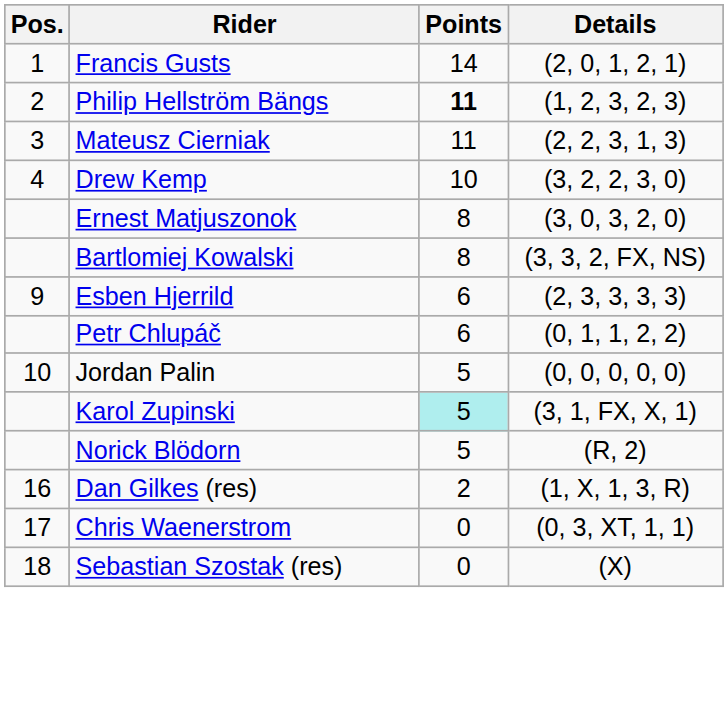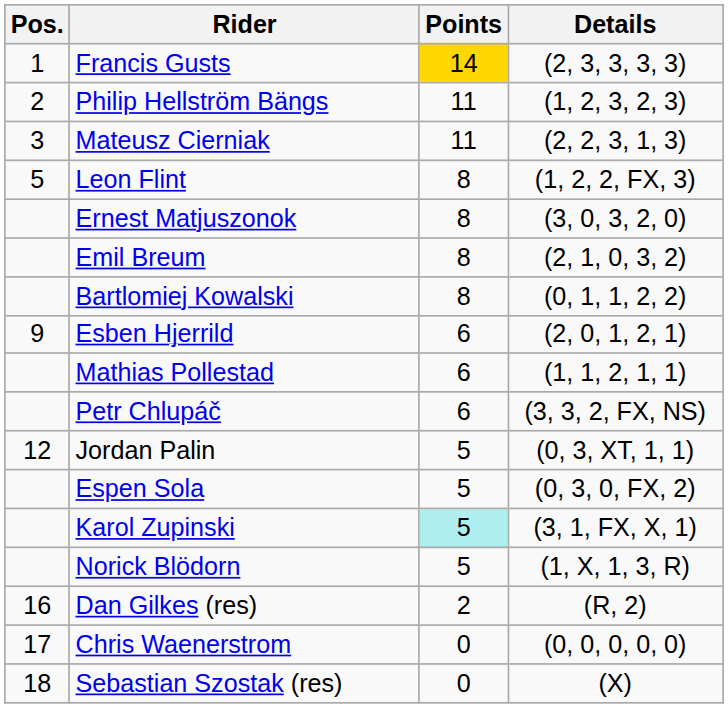(464, 63) no background -> (464, 63) gold background
(615, 63) (2, 0, 1, 2, 1) -> (615, 63) (2, 3, 3, 3, 3)
(464, 102) bold -> (464, 102) normal
- row: (141, 179)
+ row: (131, 179)
+ row: (140, 257)
(615, 257) (3, 3, 2, FX, NS) -> (615, 295) (0, 1, 1, 2, 2)
(615, 295) (2, 3, 3, 3, 3) -> (615, 334) (2, 0, 1, 2, 1)
+ row: (175, 373)
(615, 334) (0, 1, 1, 2, 2) -> (615, 412) (3, 3, 2, FX, NS)
(37, 373) 10 -> (37, 451) 12
(615, 373) (0, 0, 0, 0, 0) -> (615, 451) (0, 3, XT, 1, 1)
+ row: (140, 489)
(615, 451) (R, 2) -> (615, 567) (1, X, 1, 3, R)
(615, 489) (1, X, 1, 3, R) -> (615, 606) (R, 2)
(615, 528) (0, 3, XT, 1, 1) -> (615, 644) (0, 0, 0, 0, 0)
